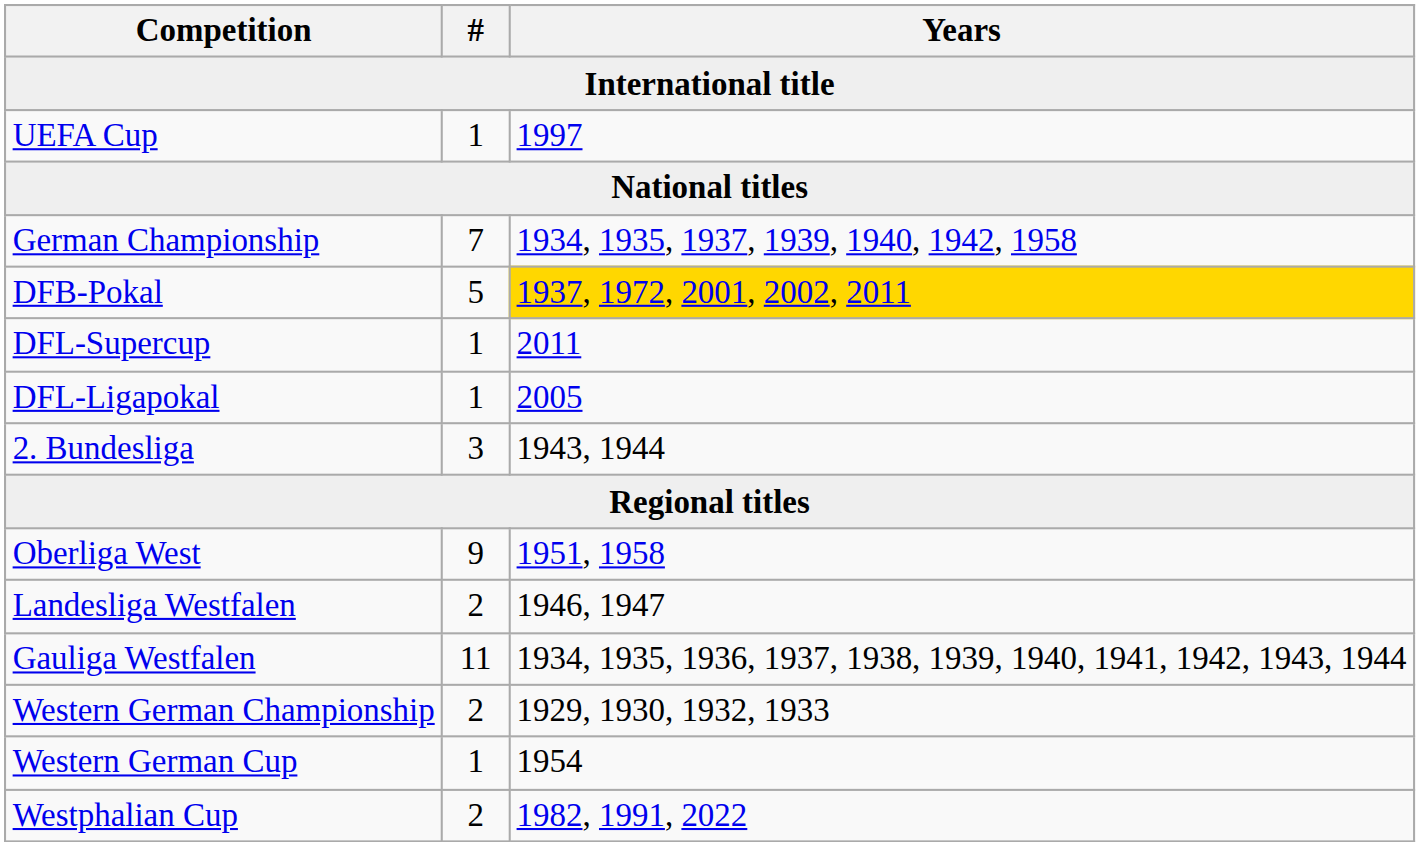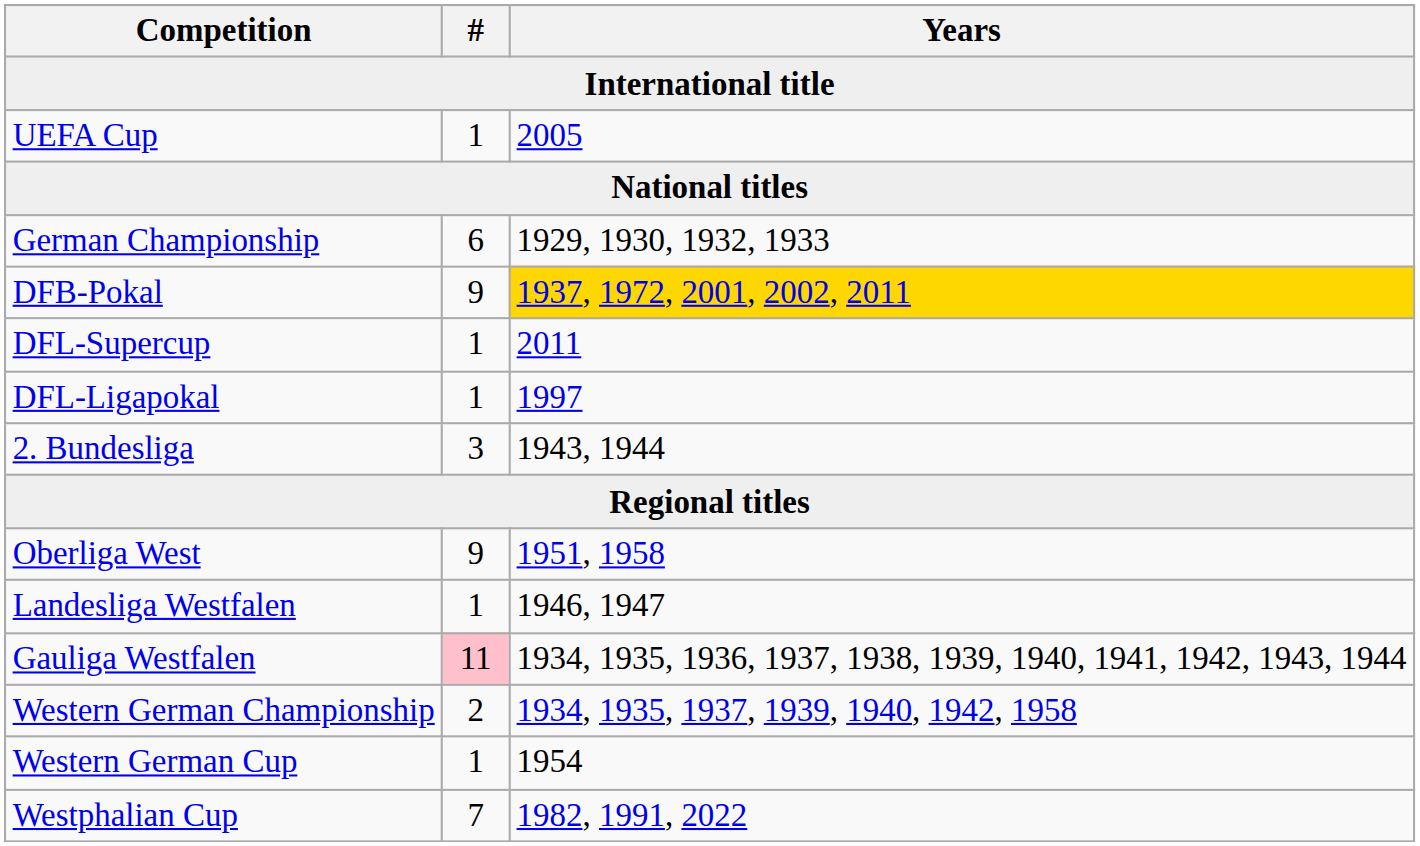(550, 135) 1997 -> (550, 135) 2005
(476, 239) 7 -> (476, 239) 6
(797, 239) 1934, 1935, 1937, 1939, 1940, 1942, 1958 -> (673, 239) 1929, 1930, 1932, 1933
(476, 291) 5 -> (476, 291) 9
(550, 396) 2005 -> (550, 396) 1997
(476, 605) 2 -> (476, 605) 1
(476, 657) no background -> (476, 657) pink background
(673, 710) 1929, 1930, 1932, 1933 -> (797, 710) 1934, 1935, 1937, 1939, 1940, 1942, 1958
(476, 814) 2 -> (476, 814) 7
